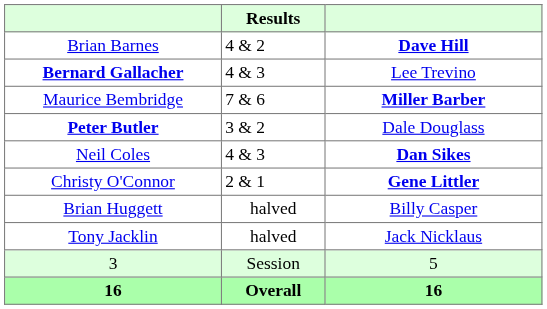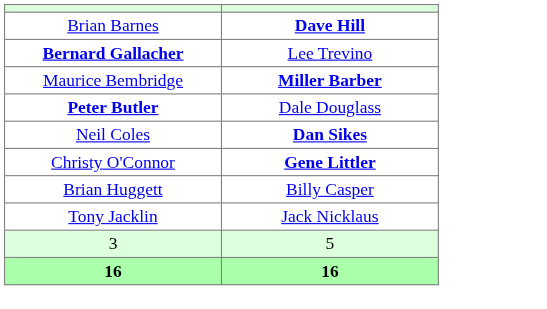- column: (273, 18)
